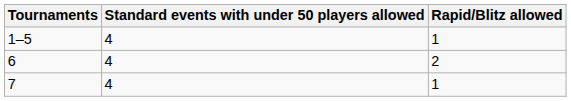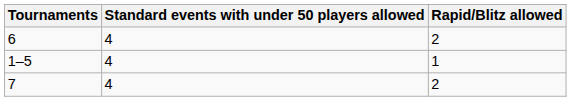rows swapped: (20, 38) <-> (12, 61)
(435, 84) 1 -> (435, 84) 2
